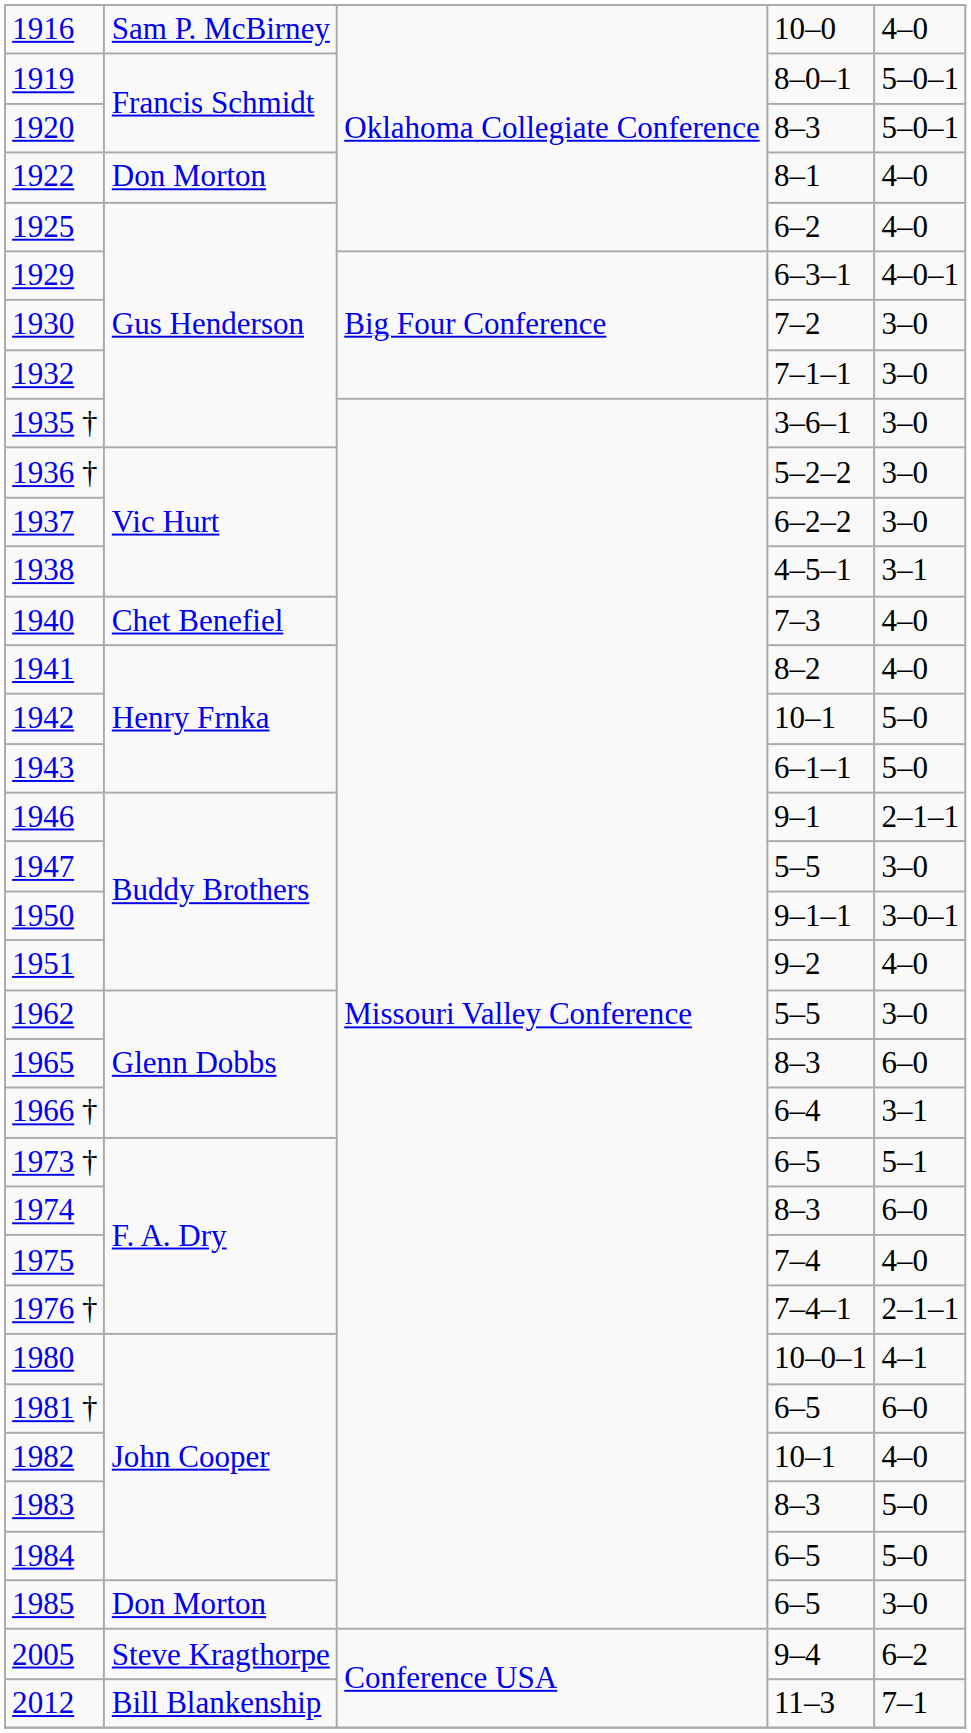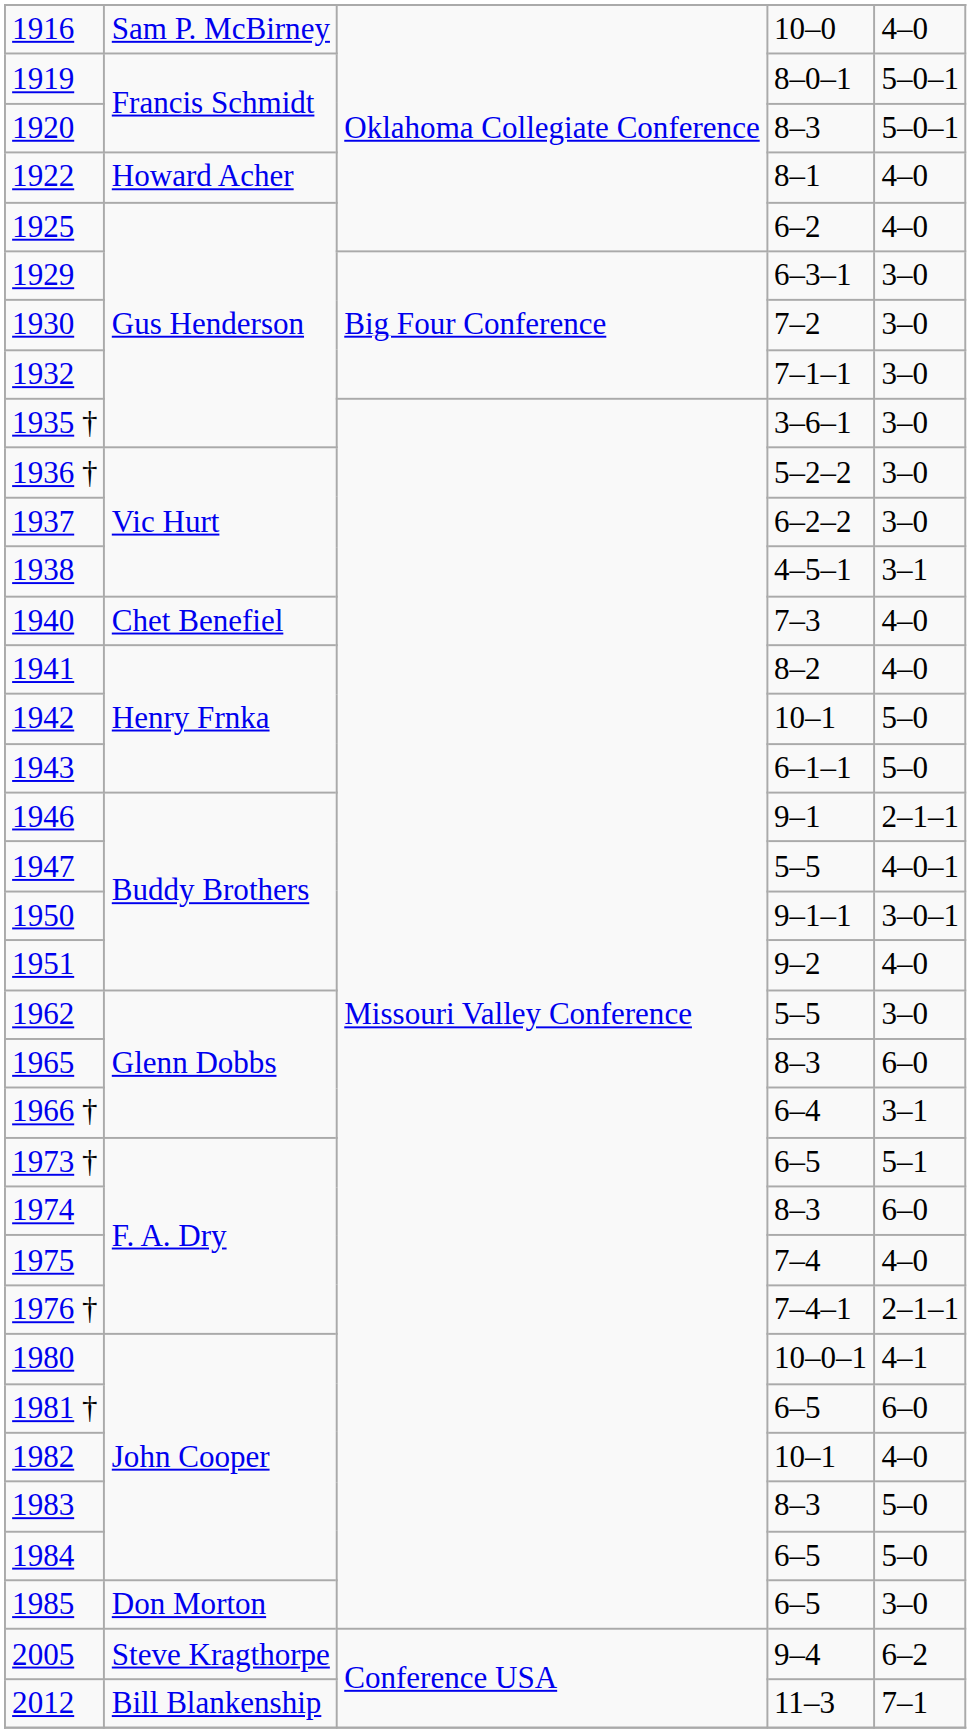(189, 176) Don Morton -> (203, 176) Howard Acher
(920, 275) 4–0–1 -> (905, 275) 3–0
(905, 865) 3–0 -> (920, 865) 4–0–1
